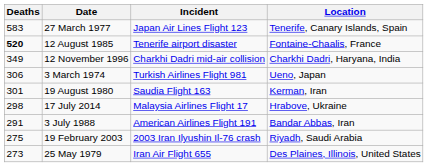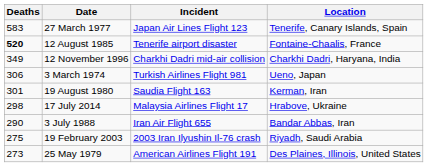(15, 122) 291 -> (15, 122) 290
(195, 122) American Airlines Flight 191 -> (172, 122) Iran Air Flight 655
(172, 153) Iran Air Flight 655 -> (195, 153) American Airlines Flight 191
